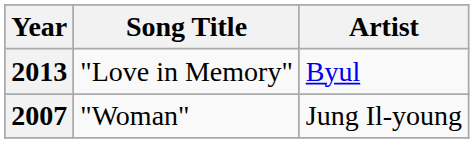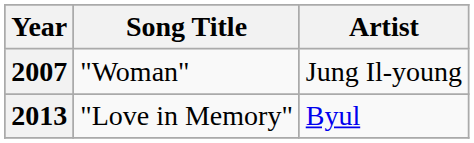rows swapped: (39, 115) <-> (39, 71)
